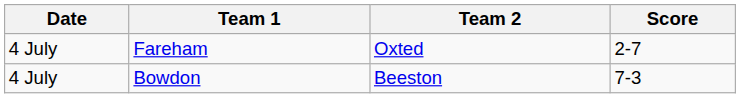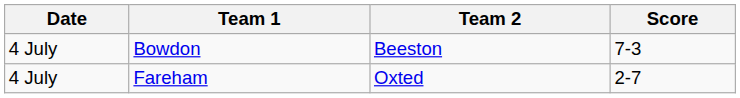rows swapped: (167, 78) <-> (171, 48)
